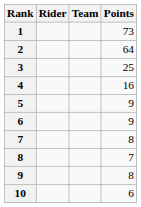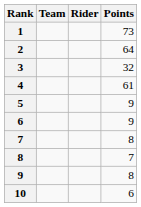columns swapped: (53, 13) <-> (85, 13)
(128, 67) 25 -> (128, 67) 32
(128, 85) 16 -> (128, 85) 61
